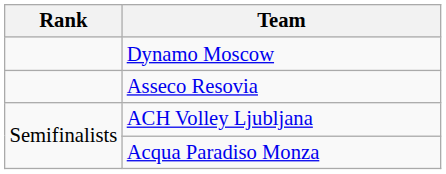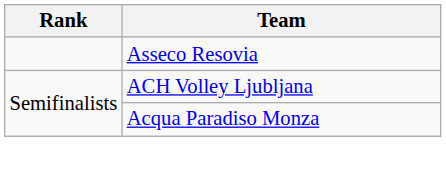- row: (200, 53)
